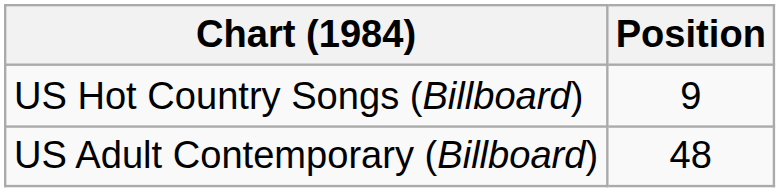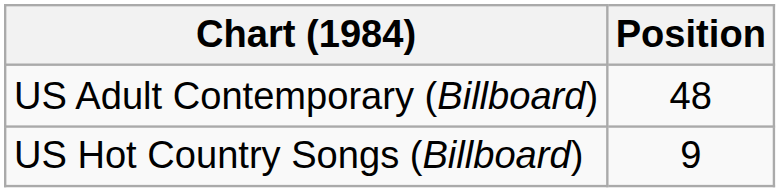rows swapped: (306, 155) <-> (299, 95)
